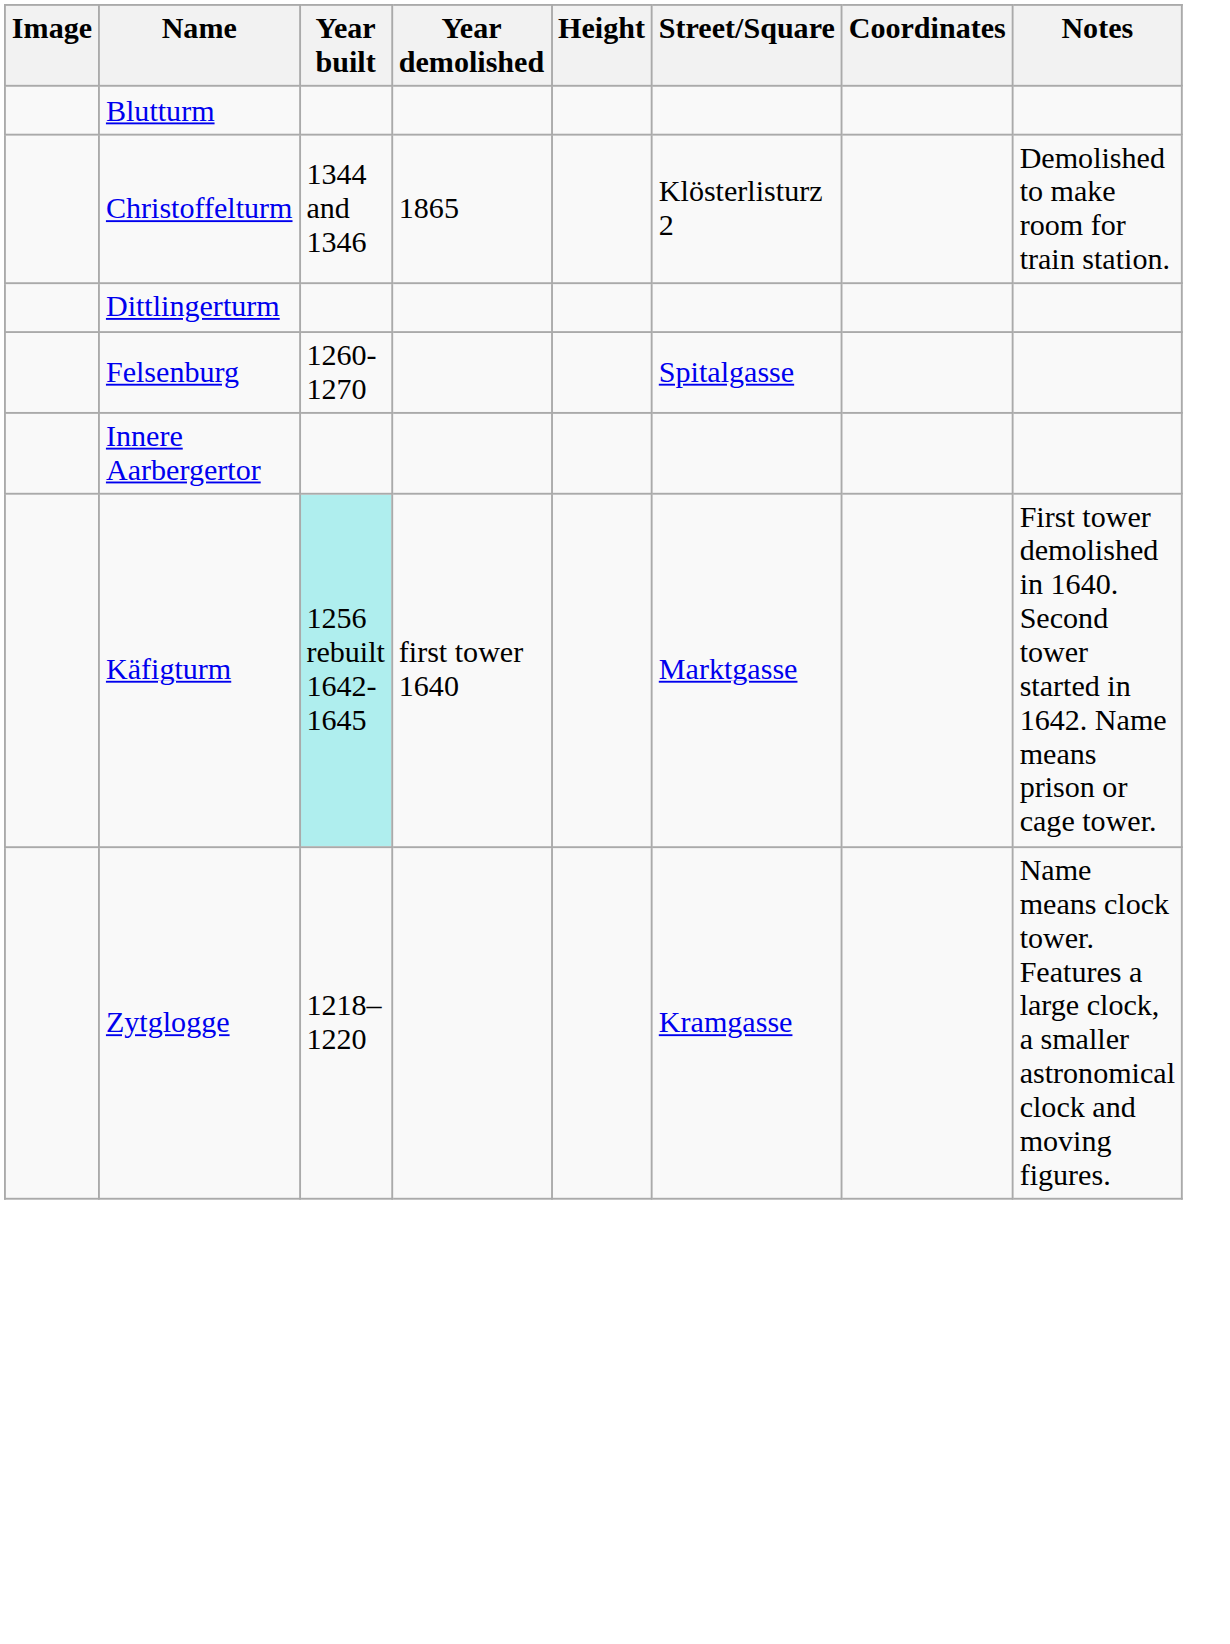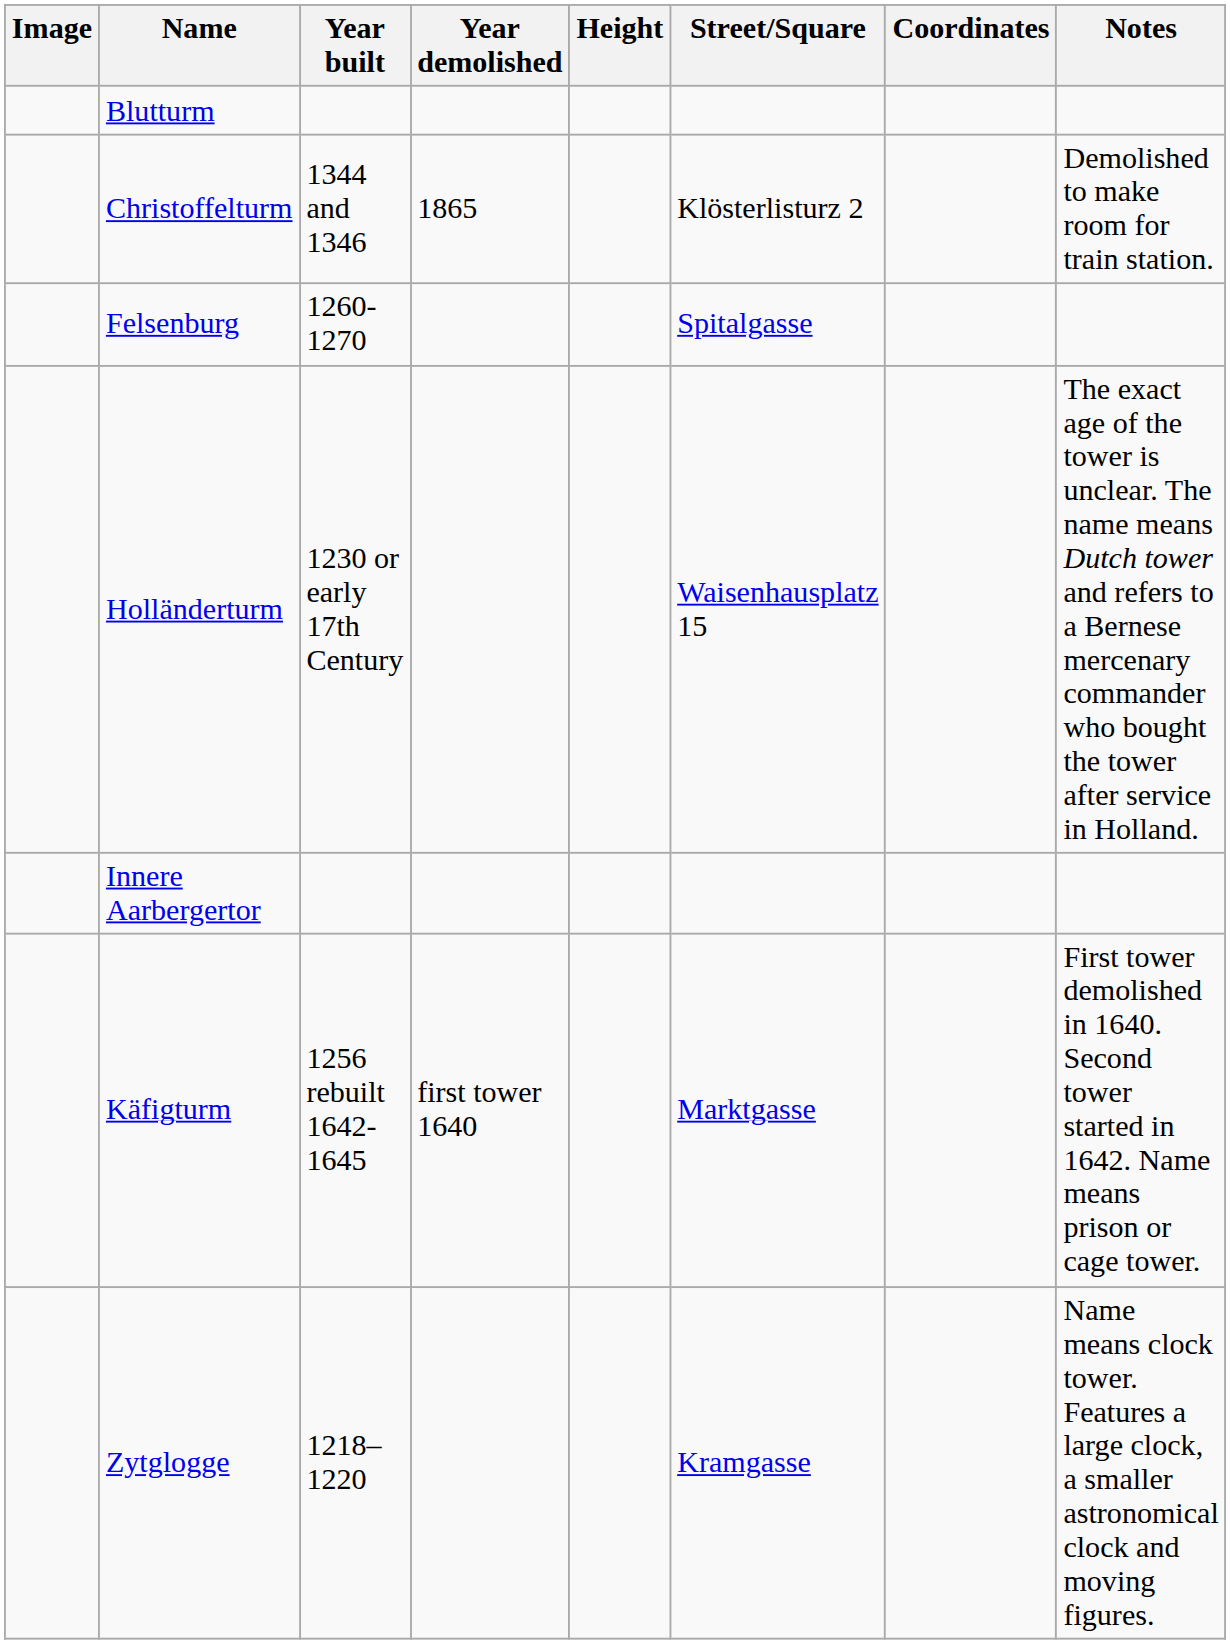- row: (193, 306)
+ row: (194, 608)
(346, 669) paleturquoise background -> (346, 1109) no background
